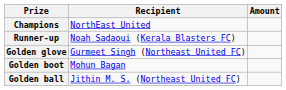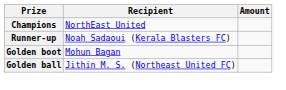- row: (36, 52)
